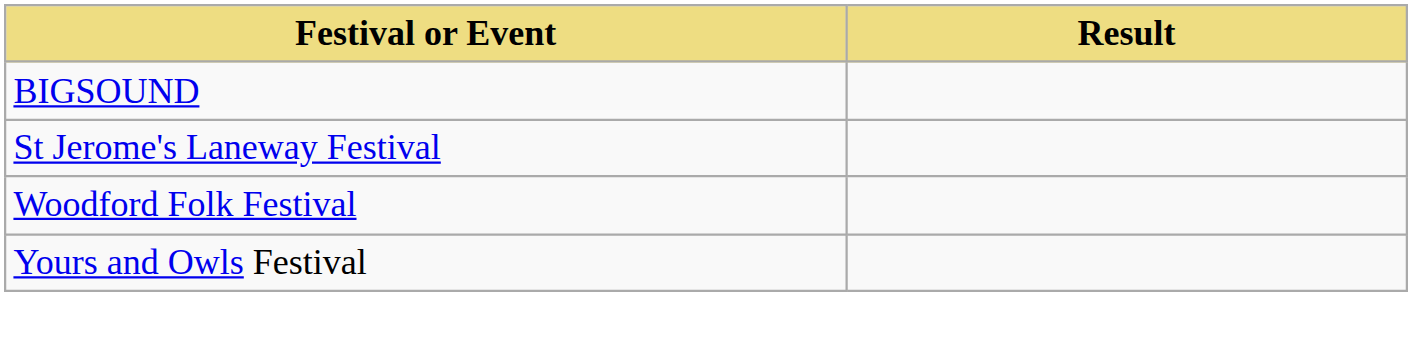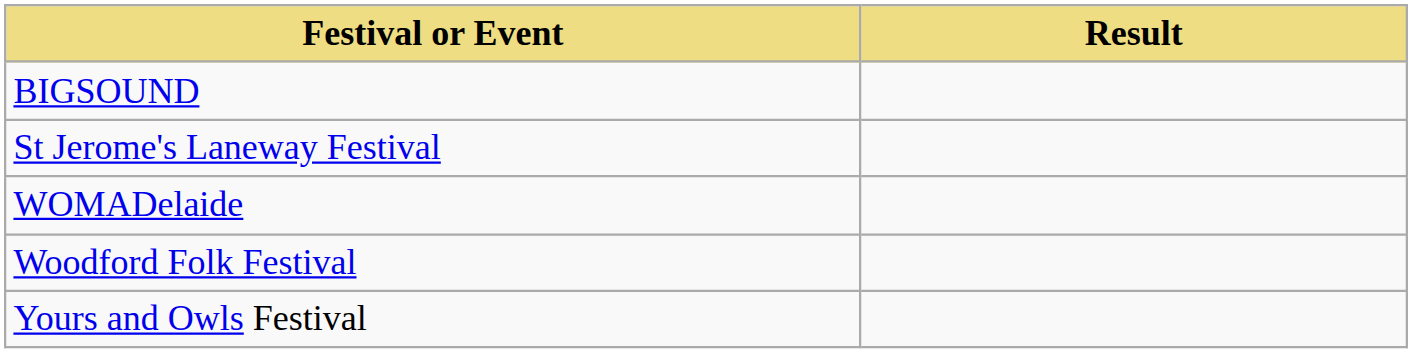+ row: (128, 204)
